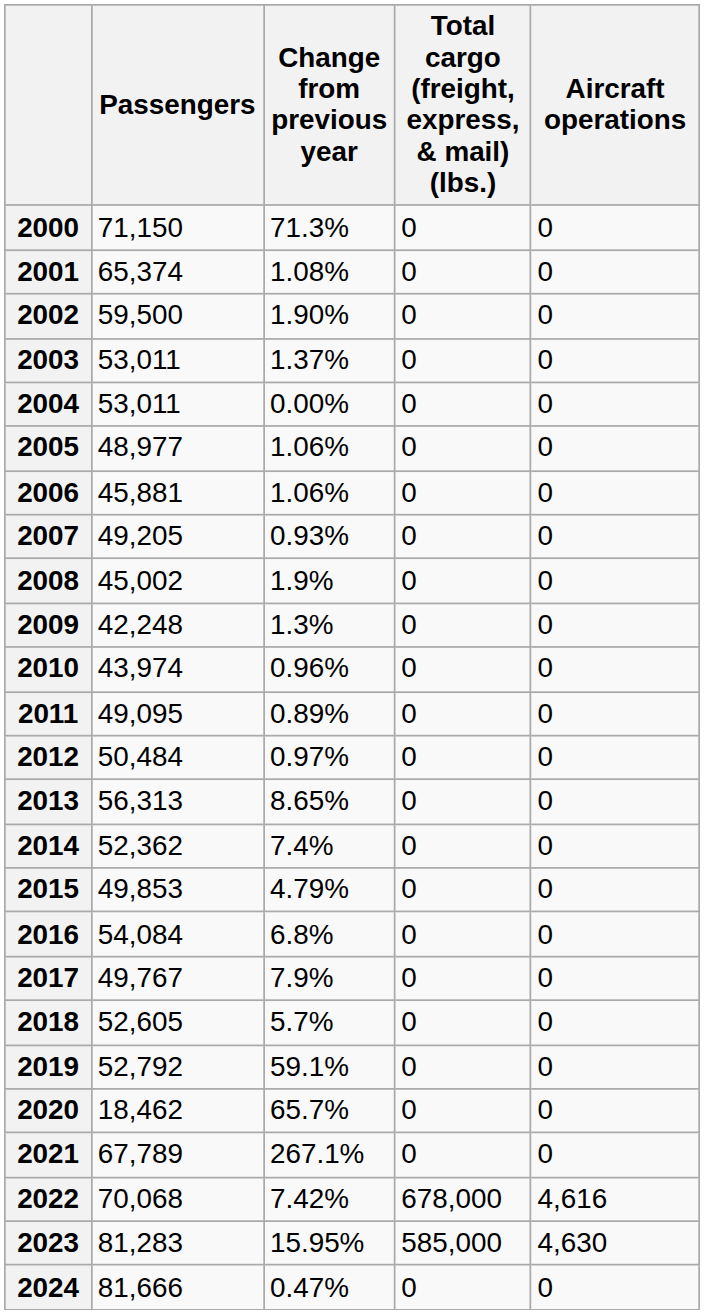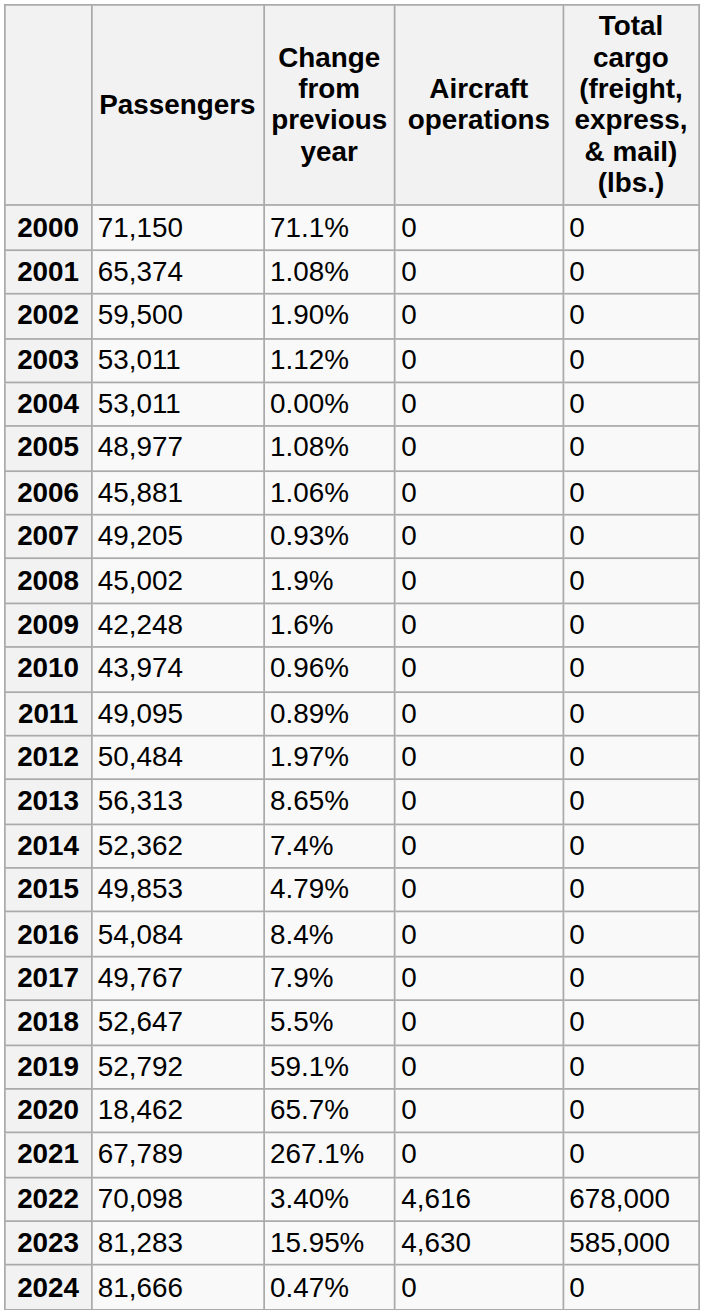columns swapped: (615, 104) <-> (463, 104)
(309, 227) 71.3% -> (309, 227) 71.1%
(309, 359) 1.37% -> (309, 359) 1.12%
(309, 448) 1.06% -> (309, 448) 1.08%
(302, 624) 1.3% -> (302, 624) 1.6%
(309, 757) 0.97% -> (309, 757) 1.97%
(302, 933) 6.8% -> (302, 933) 8.4%
(140, 1022) 52,605 -> (140, 1022) 52,647
(302, 1022) 5.7% -> (302, 1022) 5.5%
(140, 1198) 70,068 -> (140, 1198) 70,098
(309, 1198) 7.42% -> (309, 1198) 3.40%
